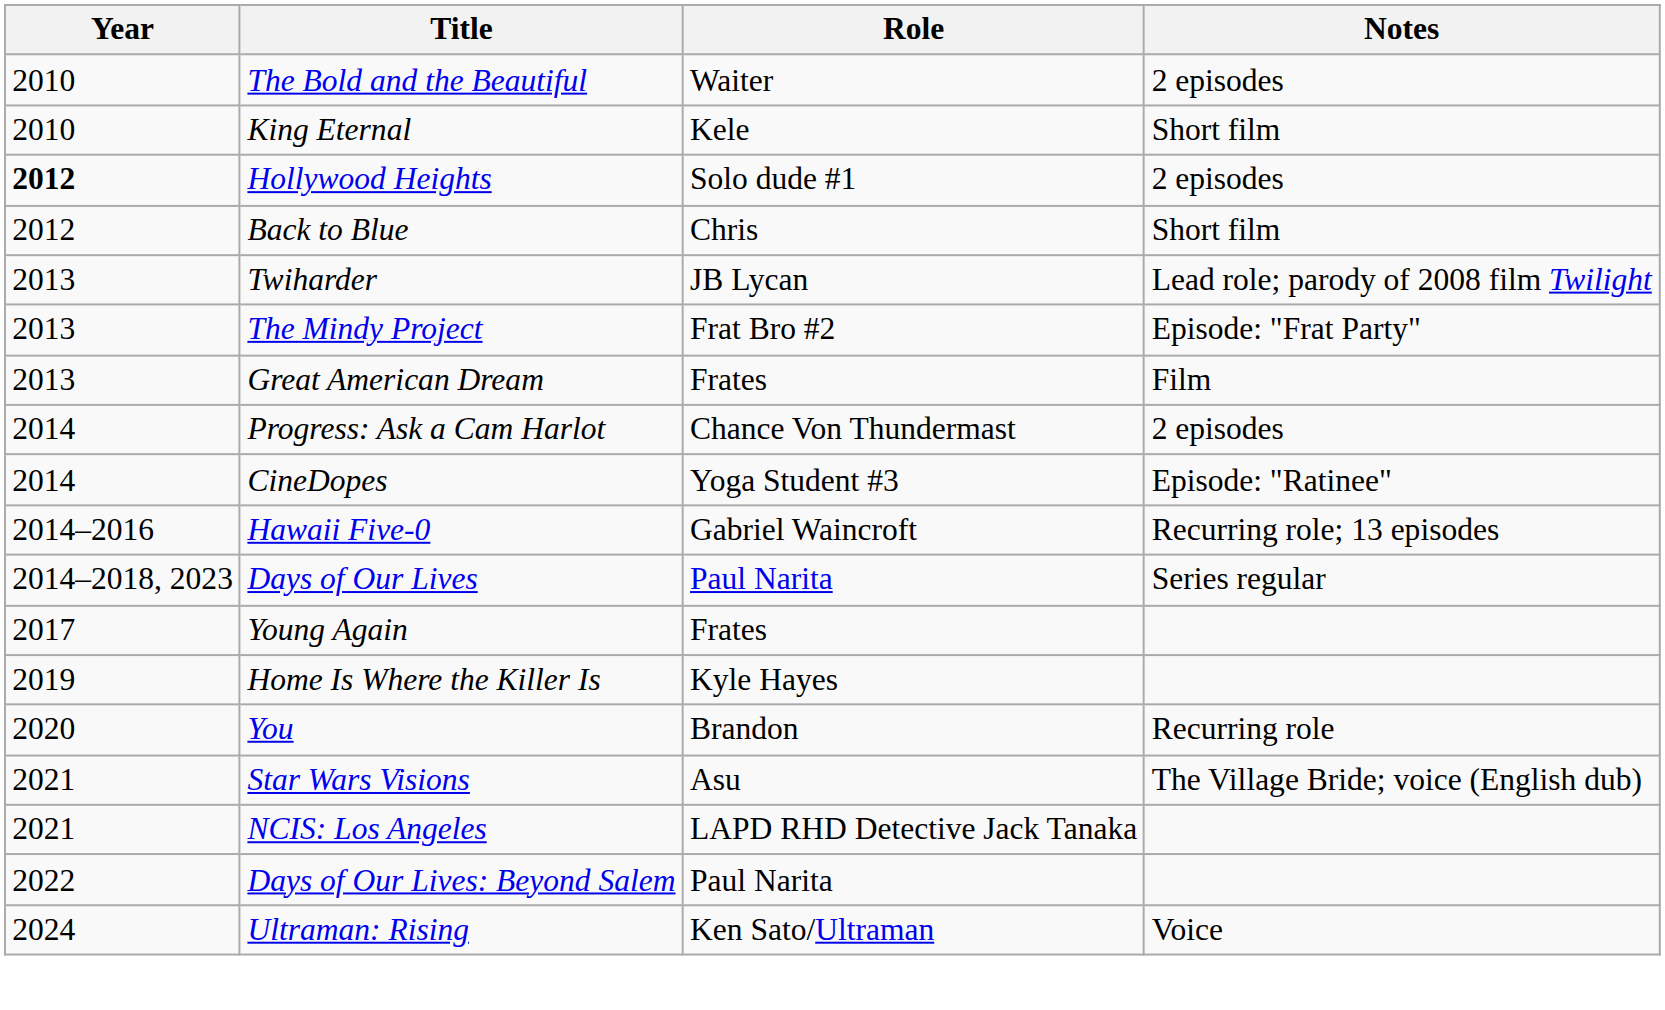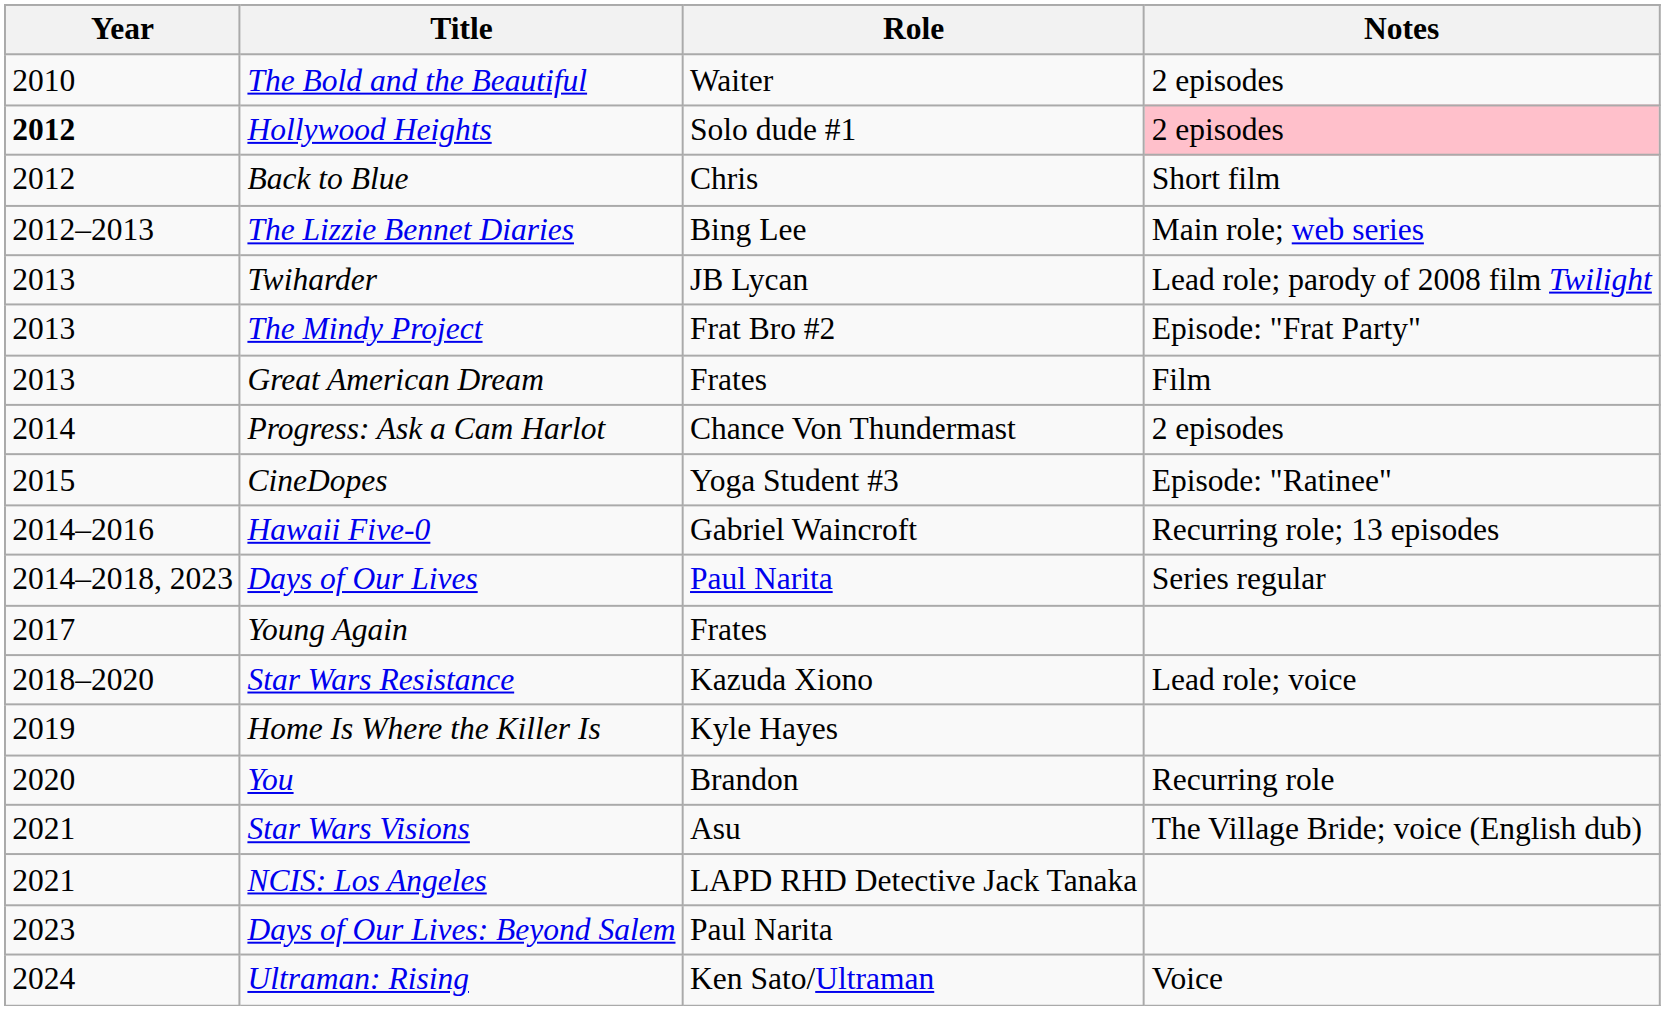- row: (329, 129)
(1218, 179) no background -> (1218, 129) pink background
+ row: (411, 229)
(44, 479) 2014 -> (44, 479) 2015
+ row: (381, 679)
(44, 879) 2022 -> (44, 929) 2023
